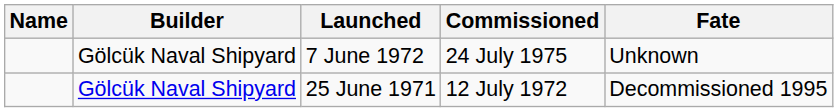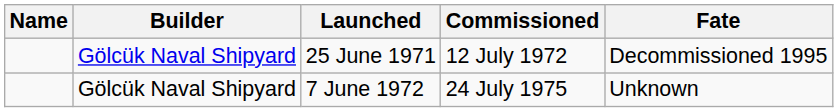rows swapped: (371, 89) <-> (365, 55)
